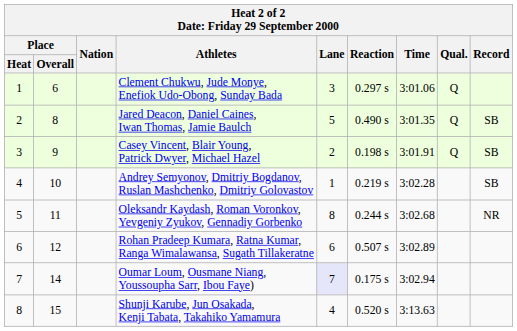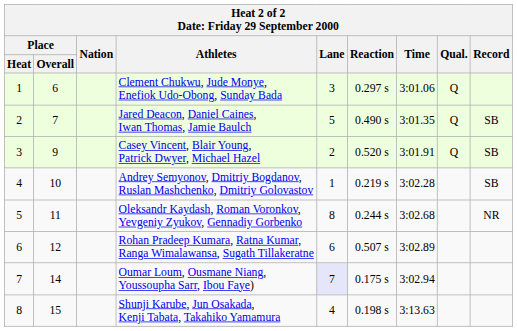(55, 120) 8 -> (55, 120) 7
(372, 152) 0.198 s -> (372, 152) 0.520 s
(372, 310) 0.520 s -> (372, 310) 0.198 s
